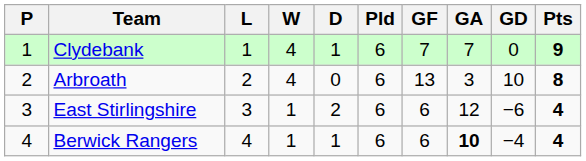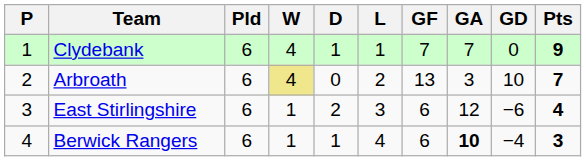columns swapped: (380, 19) <-> (247, 19)
(291, 79) no background -> (291, 79) khaki background
(558, 79) 8 -> (558, 79) 7
(558, 140) 4 -> (558, 140) 3
